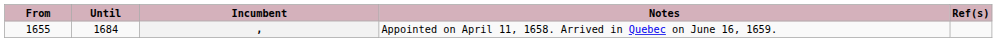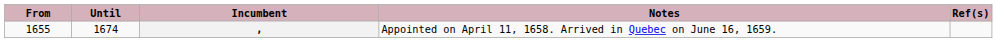(106, 30) 1684 -> (106, 30) 1674
